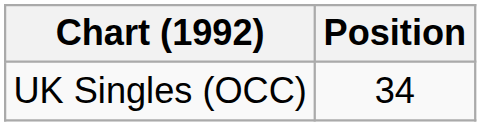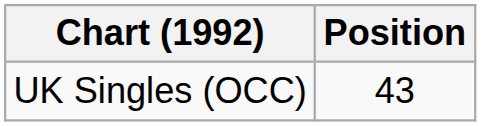(395, 90) 34 -> (395, 90) 43
